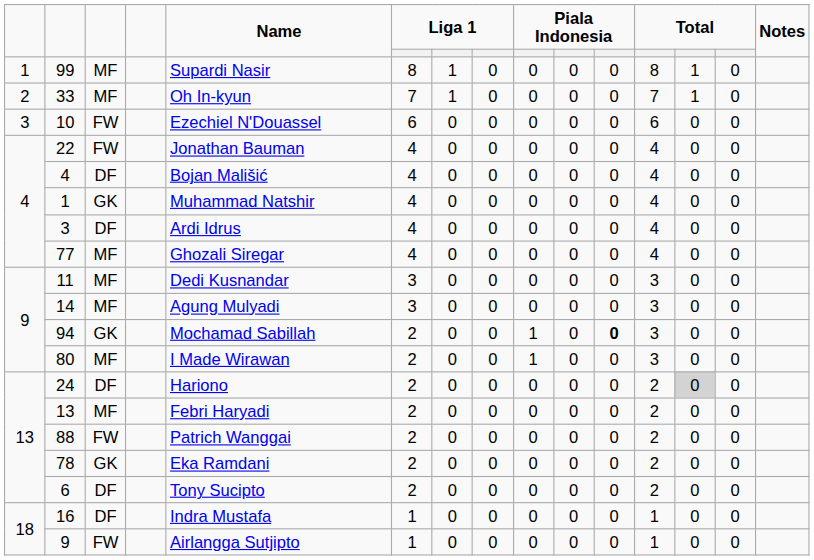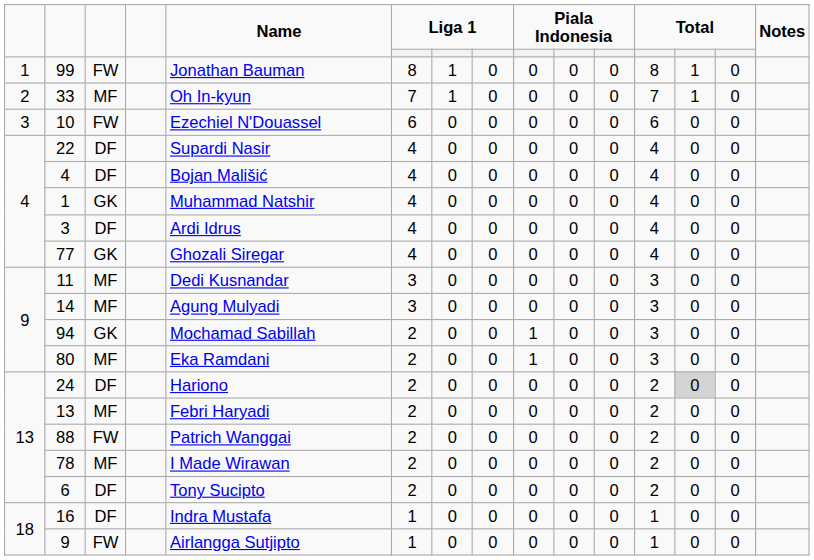(106, 70) MF -> (106, 70) FW
(220, 70) Supardi Nasir -> (237, 70) Jonathan Bauman
(106, 149) FW -> (106, 149) DF
(237, 149) Jonathan Bauman -> (220, 149) Supardi Nasir
(106, 254) MF -> (106, 254) GK
(614, 333) bold -> (614, 333) normal
(230, 359) I Made Wirawan -> (220, 359) Eka Ramdani
(106, 464) GK -> (106, 464) MF
(220, 464) Eka Ramdani -> (230, 464) I Made Wirawan
